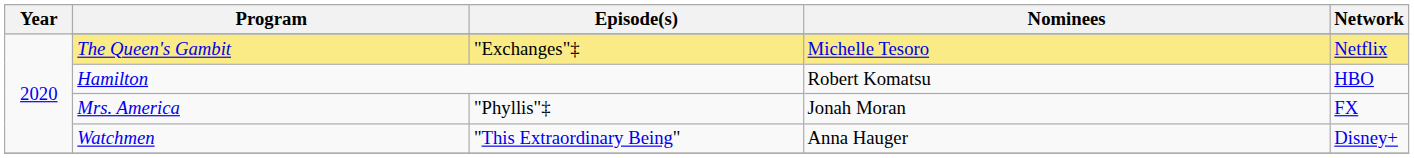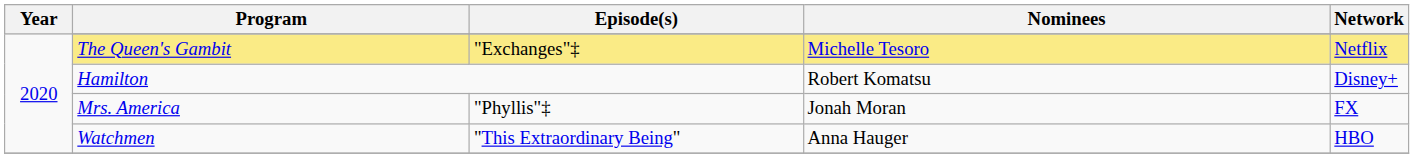(1354, 78) HBO -> (1366, 78) Disney+
(1366, 138) Disney+ -> (1354, 138) HBO
